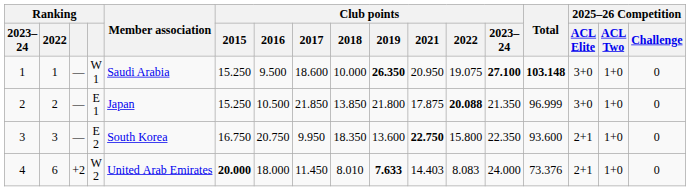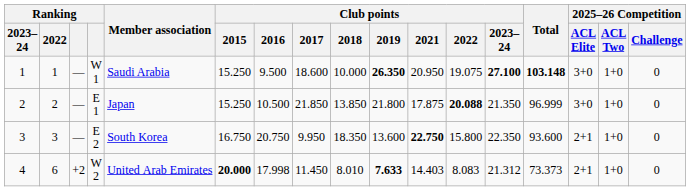(273, 169) 18.000 -> (273, 169) 17.998
(504, 169) 24.000 -> (504, 169) 21.312
(546, 169) 73.376 -> (546, 169) 73.373
